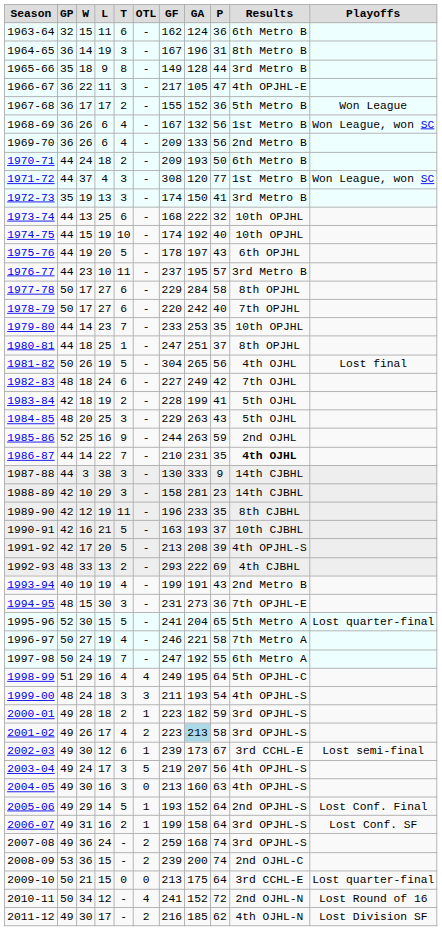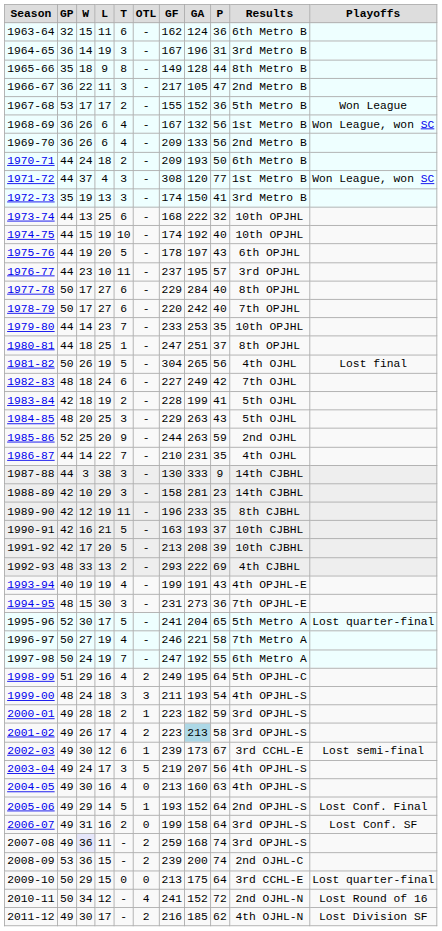(269, 51) 8th Metro B -> (269, 51) 3rd Metro B
(269, 69) 3rd Metro B -> (269, 69) 8th Metro B
(269, 87) 4th OPJHL-E -> (269, 87) 2nd Metro B
(67, 106) 36 -> (67, 106) 53
(269, 272) 3rd Metro B -> (269, 272) 3rd OPJHL
(220, 290) 58 -> (220, 290) 40
(105, 438) 16 -> (105, 438) 20
(269, 456) bold -> (269, 456) normal
(269, 548) 4th OPJHL-S -> (269, 548) 10th CJBHL
(269, 585) 2nd Metro B -> (269, 585) 4th OPJHL-E
(105, 622) 15 -> (105, 622) 17
(146, 677) 4 -> (146, 677) 2
(124, 788) 3 -> (124, 788) 4
(146, 825) 1 -> (146, 825) 0
(86, 843) no background -> (86, 843) lavender background
(105, 843) 24 -> (105, 843) 11
(86, 880) 21 -> (86, 880) 29
